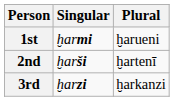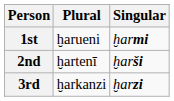columns swapped: (83, 15) <-> (141, 15)
